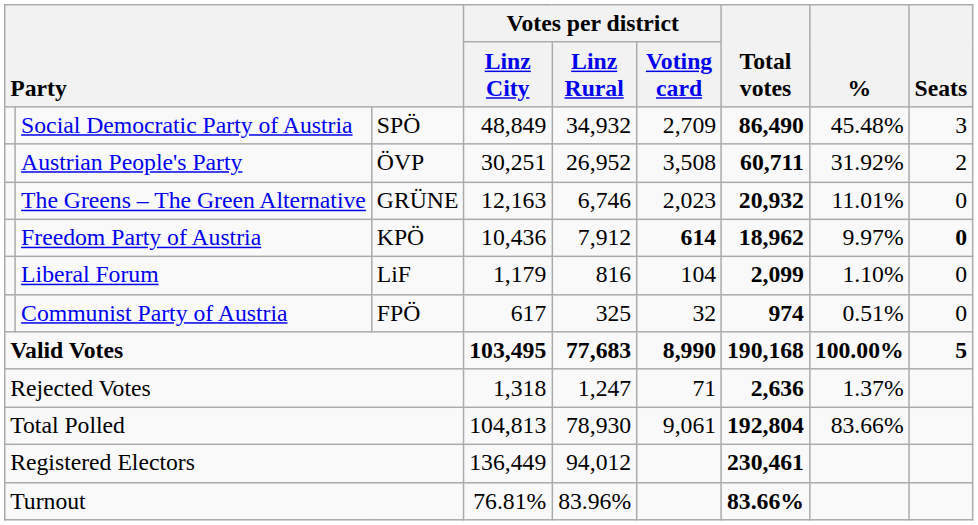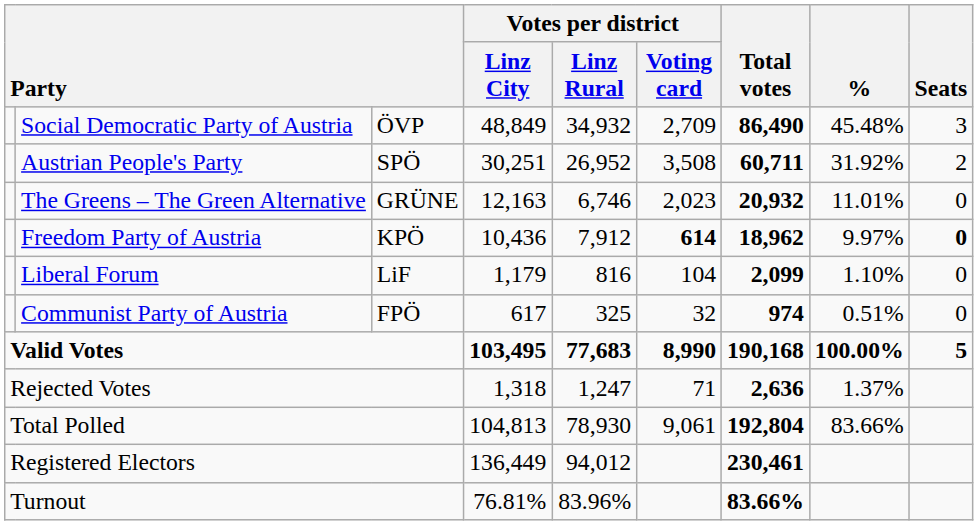(399, 125) SPÖ -> (400, 125) ÖVP
(400, 162) ÖVP -> (399, 162) SPÖ
